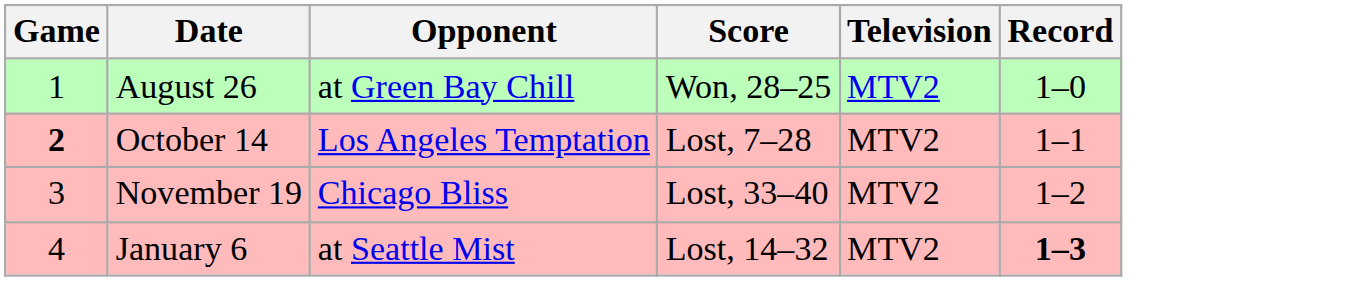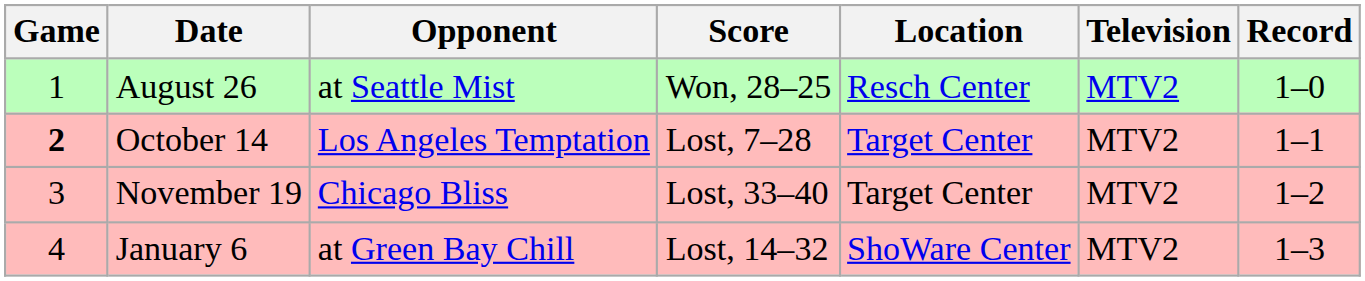+ column: (959, 31)
(446, 85) at Green Bay Chill -> (416, 85) at Seattle Mist
(416, 247) at Seattle Mist -> (446, 247) at Green Bay Chill
(1060, 247) bold -> (1300, 247) normal
